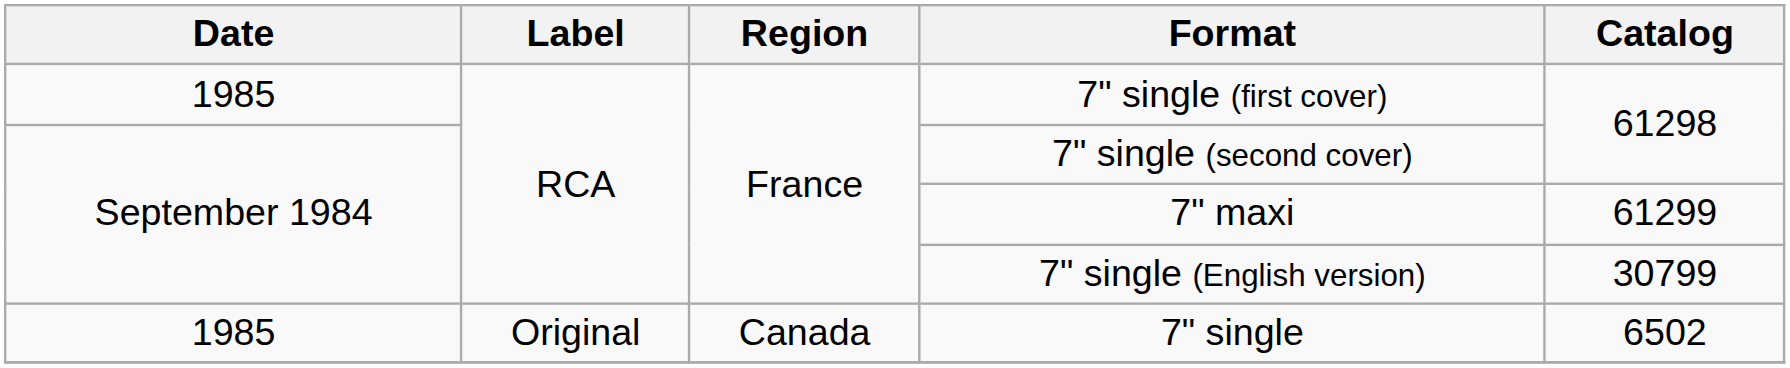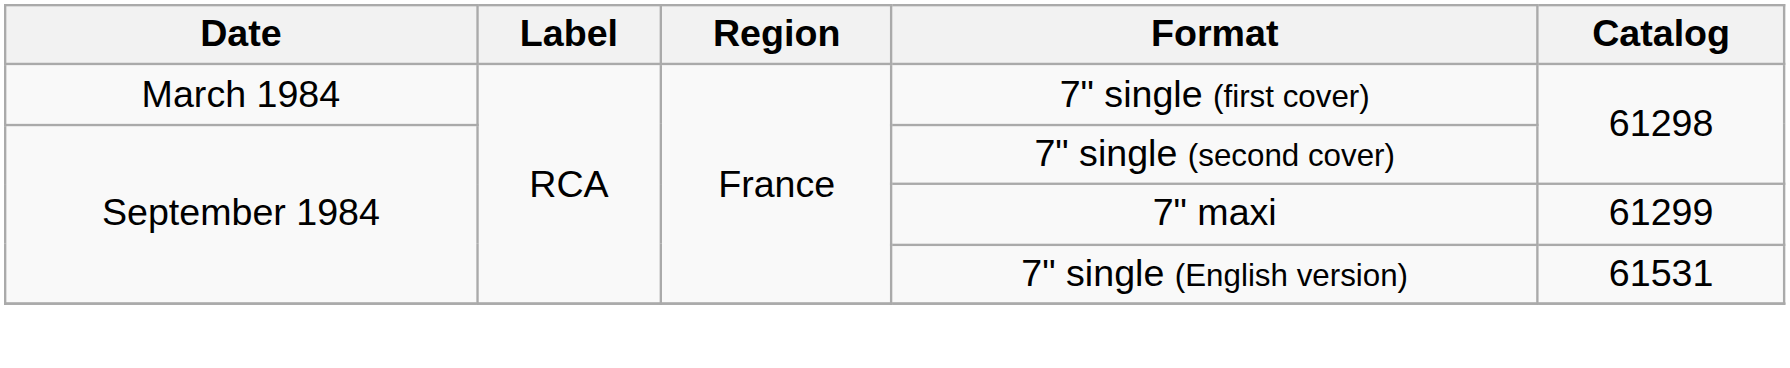(234, 93) 1985 -> (241, 93) March 1984
(1665, 272) 30799 -> (1661, 272) 61531
- row: (1232, 332)
